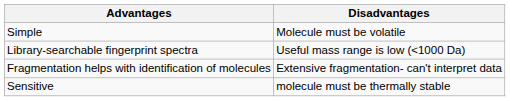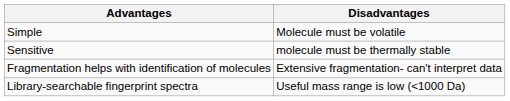rows swapped: (30, 86) <-> (102, 50)
